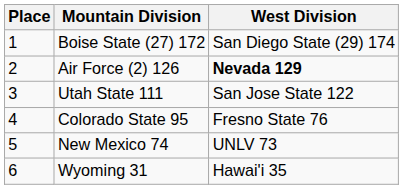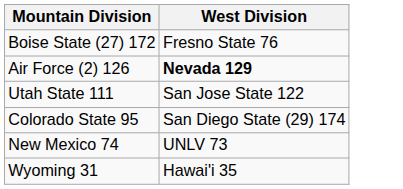- column: (29, 17)
(304, 42) San Diego State (29) 174 -> (221, 42) Fresno State 76
(270, 119) Fresno State 76 -> (254, 119) San Diego State (29) 174
